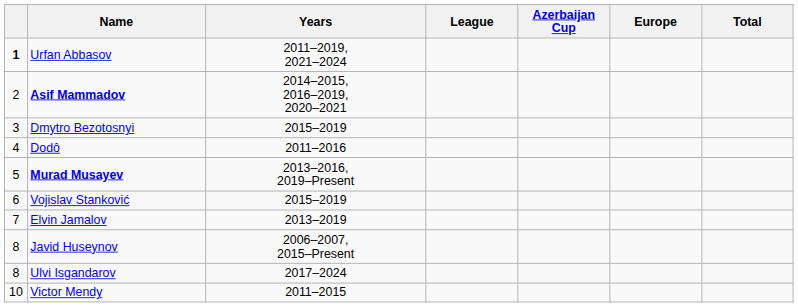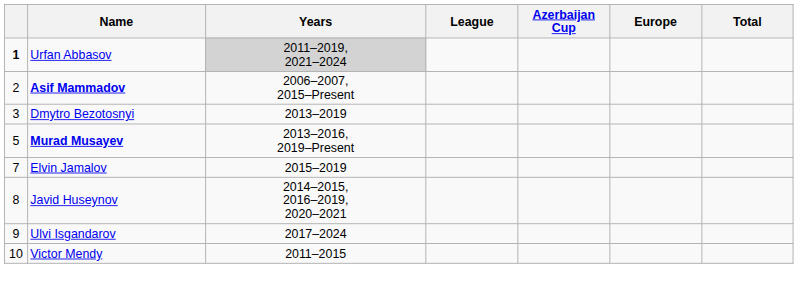(316, 55) no background -> (316, 55) lightgrey background
(316, 95) 2014–2015, 2016–2019, 2020–2021 -> (316, 88) 2006–2007, 2015–Present
(316, 128) 2015–2019 -> (316, 115) 2013–2019
- row: (45, 148)
- row: (80, 201)
(316, 220) 2013–2019 -> (316, 167) 2015–2019
(316, 247) 2006–2007, 2015–Present -> (316, 201) 2014–2015, 2016–2019, 2020–2021
(16, 273) 8 -> (16, 234) 9
